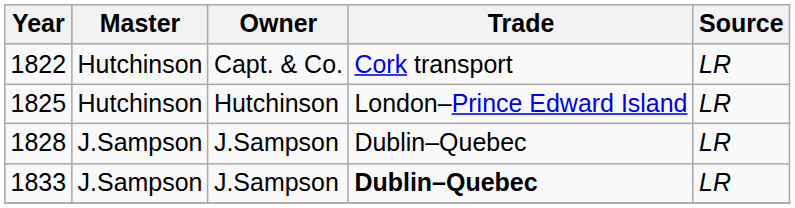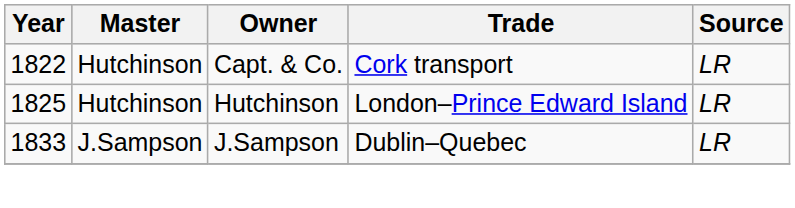- row: (38, 143)
(446, 182) bold -> (440, 143) normal
